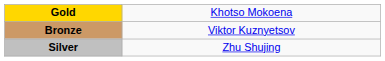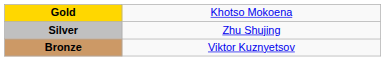rows swapped: (63, 47) <-> (63, 30)
